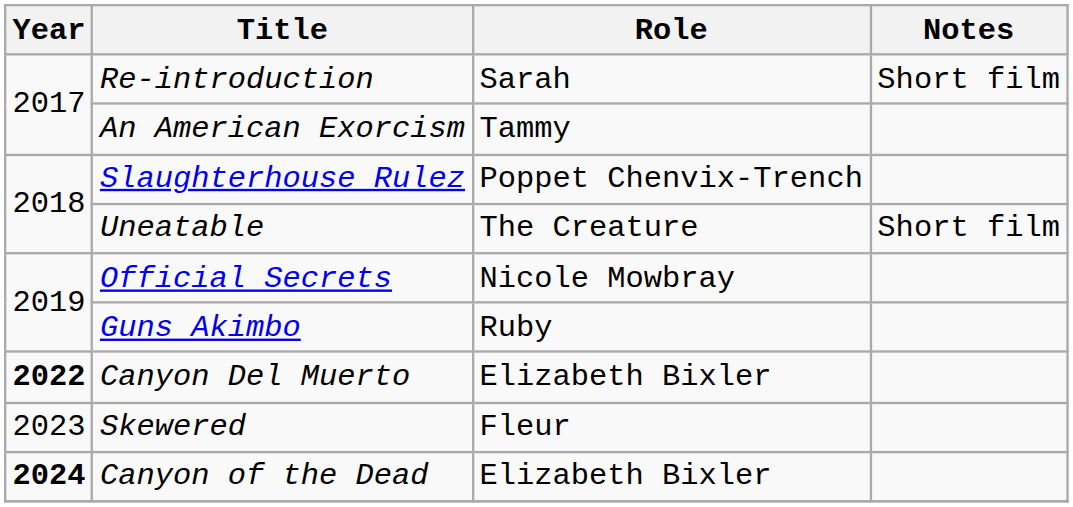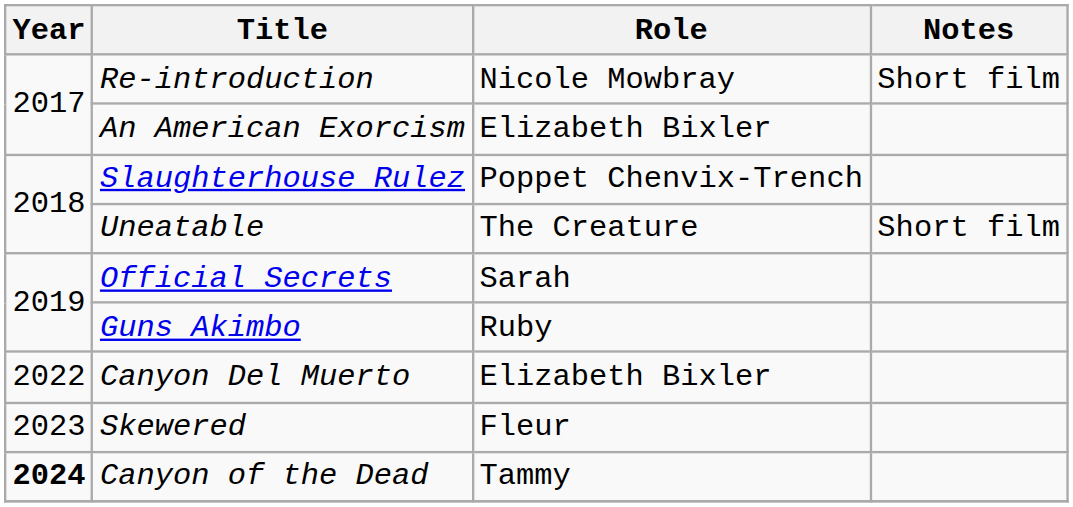(525, 80) Sarah -> (607, 80) Nicole Mowbray
(525, 129) Tammy -> (626, 129) Elizabeth Bixler
(607, 278) Nicole Mowbray -> (525, 278) Sarah
(49, 377) bold -> (49, 377) normal
(626, 476) Elizabeth Bixler -> (525, 476) Tammy
